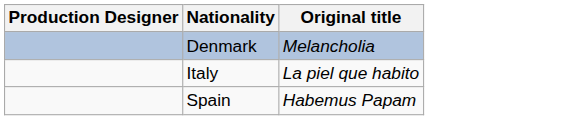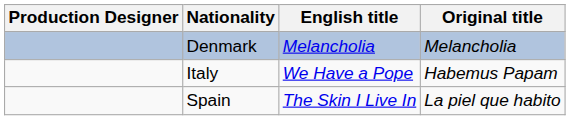+ column: (349, 18)
(351, 73) La piel que habito -> (491, 73) Habemus Papam
(349, 100) Habemus Papam -> (492, 100) La piel que habito
